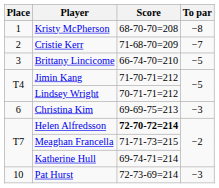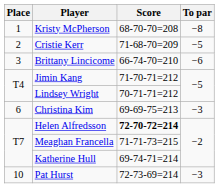(197, 45) −7 -> (197, 45) −5
(197, 61) −5 -> (197, 61) −6
